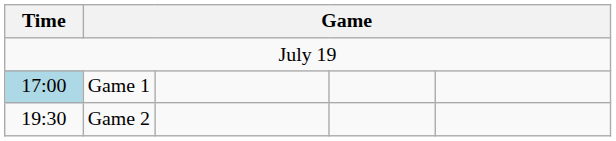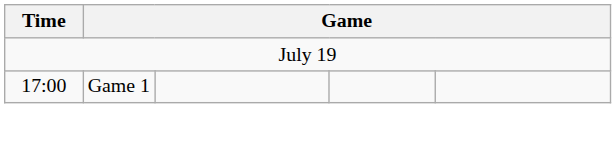(44, 86) lightblue background -> (44, 86) no background
- row: (119, 119)
